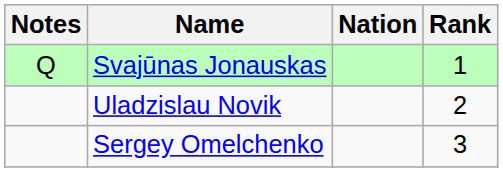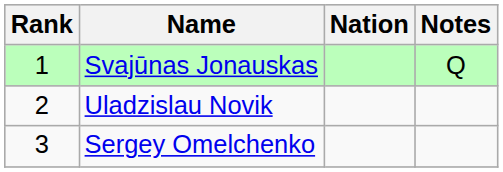columns swapped: (460, 24) <-> (46, 24)
